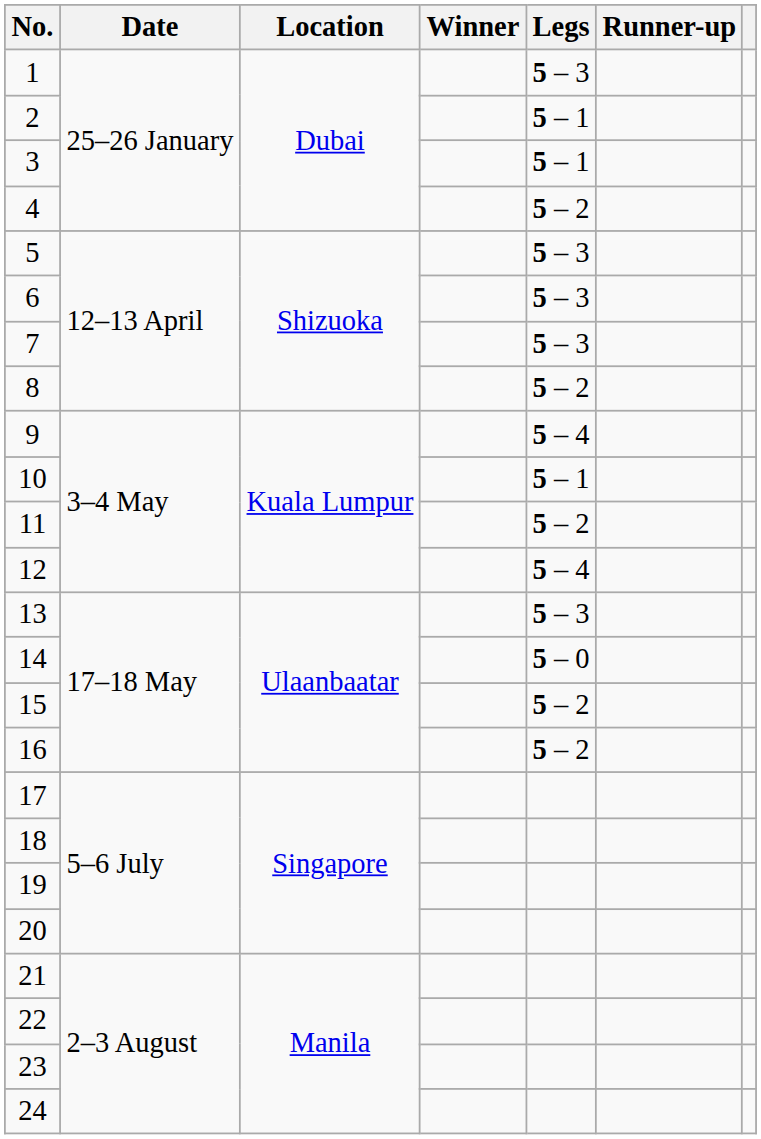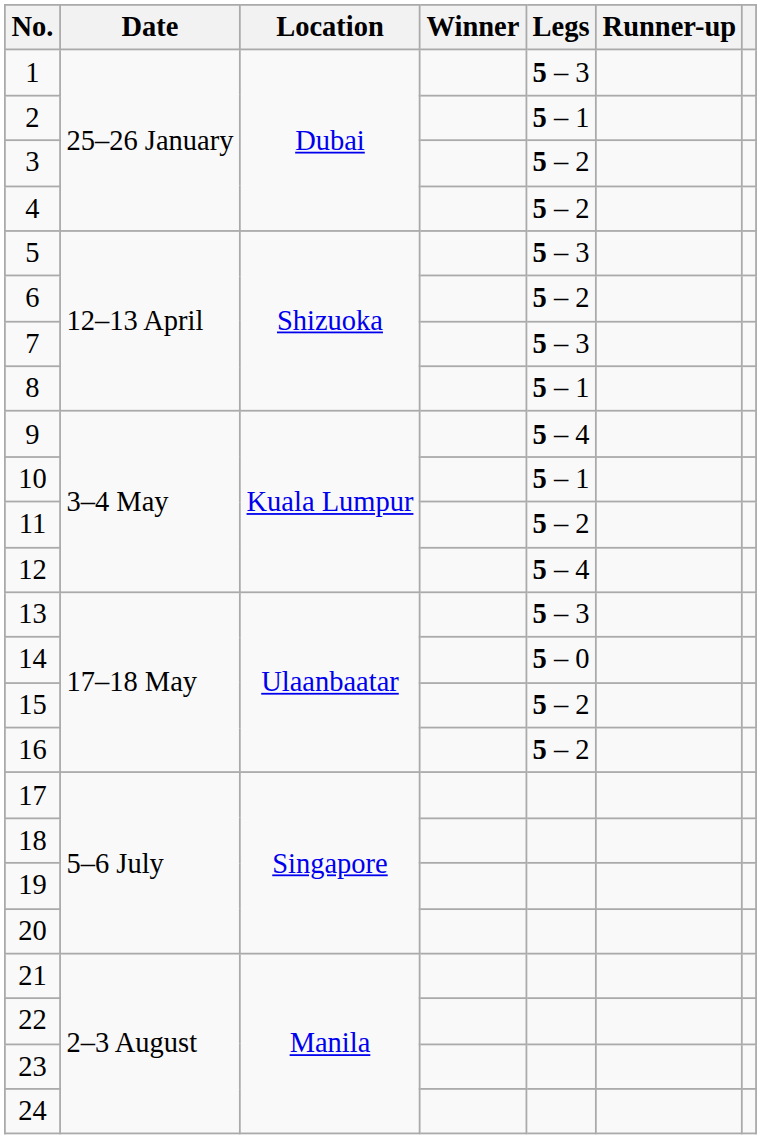(561, 162) 5 – 1 -> (561, 162) 5 – 2
(561, 298) 5 – 3 -> (561, 298) 5 – 2
(561, 388) 5 – 2 -> (561, 388) 5 – 1
